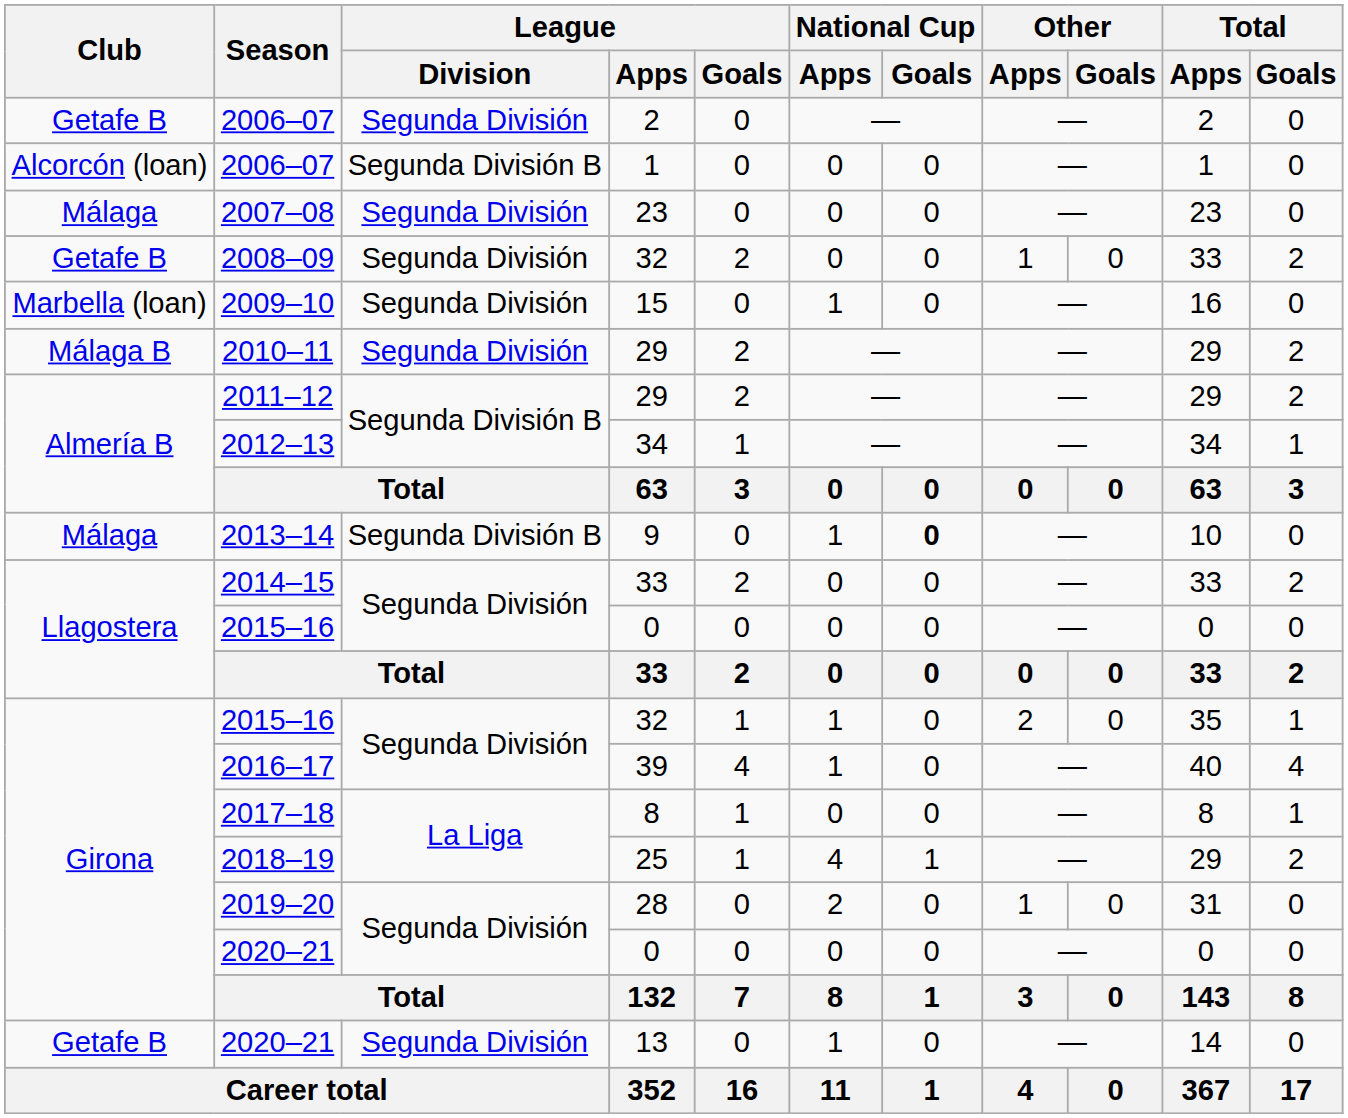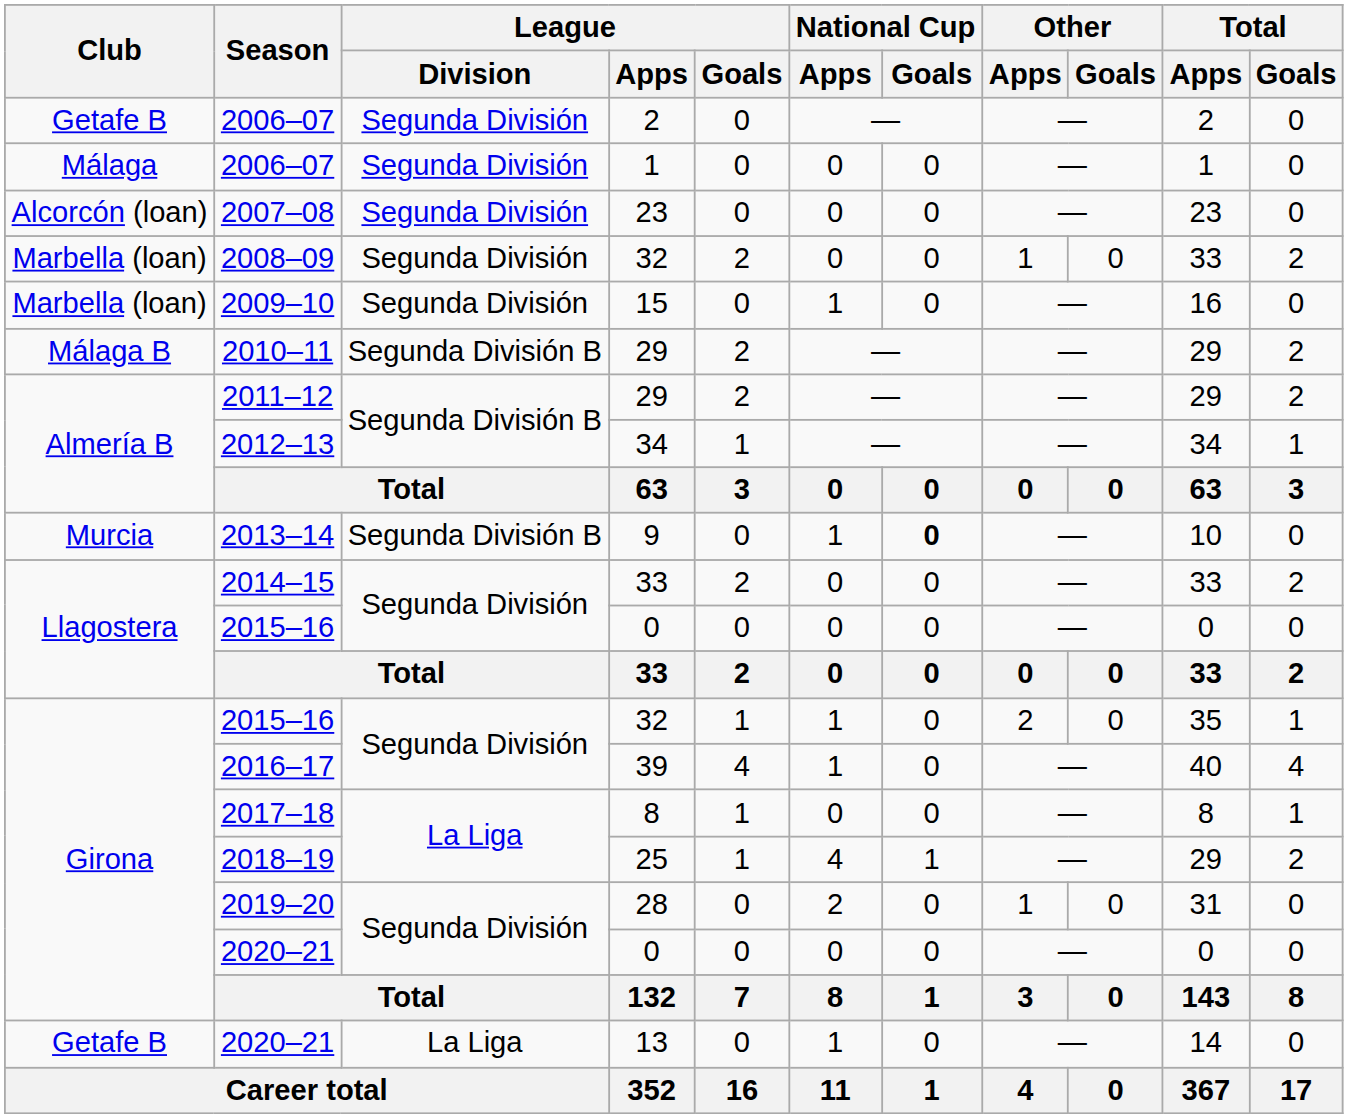(110, 166) Alcorcón (loan) -> (110, 166) Málaga
(475, 166) Segunda División B -> (475, 166) Segunda División
(110, 212) Málaga -> (110, 212) Alcorcón (loan)
(110, 258) Getafe B -> (110, 258) Marbella (loan)
(475, 350) Segunda División -> (475, 350) Segunda División B
(110, 535) Málaga -> (110, 535) Murcia
(475, 1043) Segunda División -> (475, 1043) La Liga
